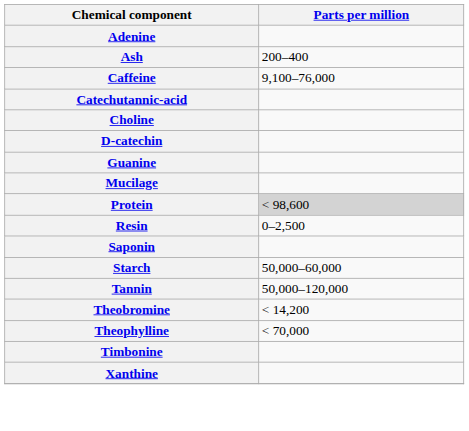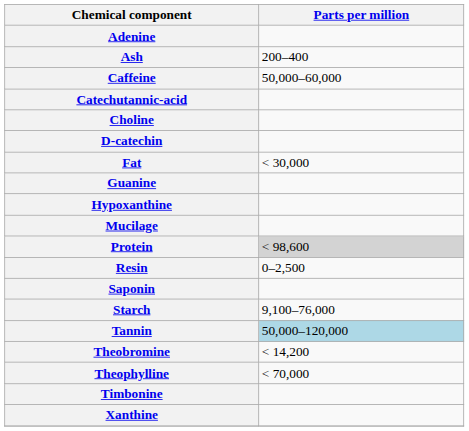(298, 78) 9,100–76,000 -> (302, 78) 50,000–60,000
+ row: (132, 162)
+ row: (132, 204)
(302, 267) 50,000–60,000 -> (298, 309) 9,100–76,000
(305, 288) no background -> (305, 330) lightblue background
